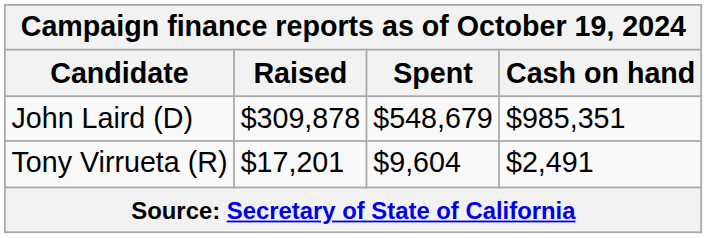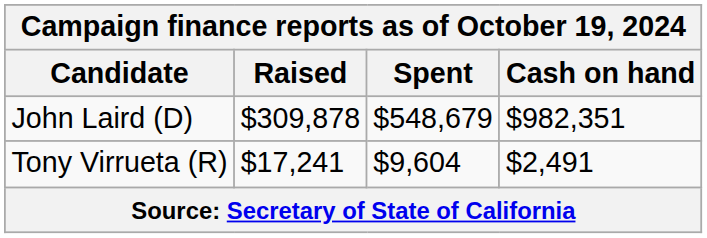(566, 118) $985,351 -> (566, 118) $982,351
(292, 163) $17,201 -> (292, 163) $17,241
